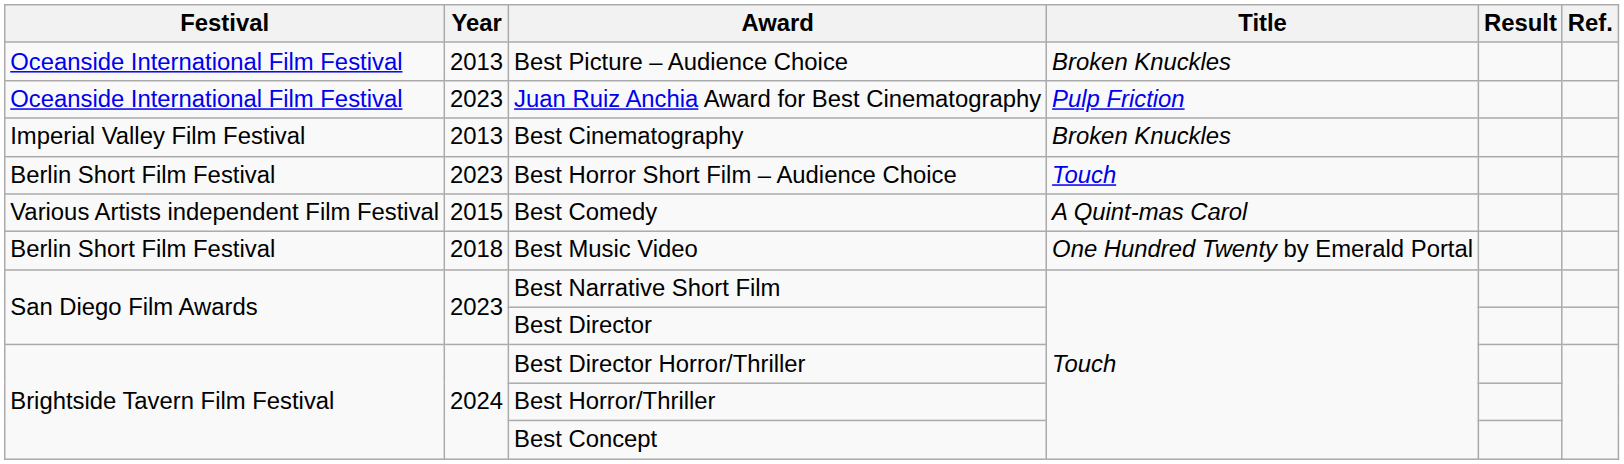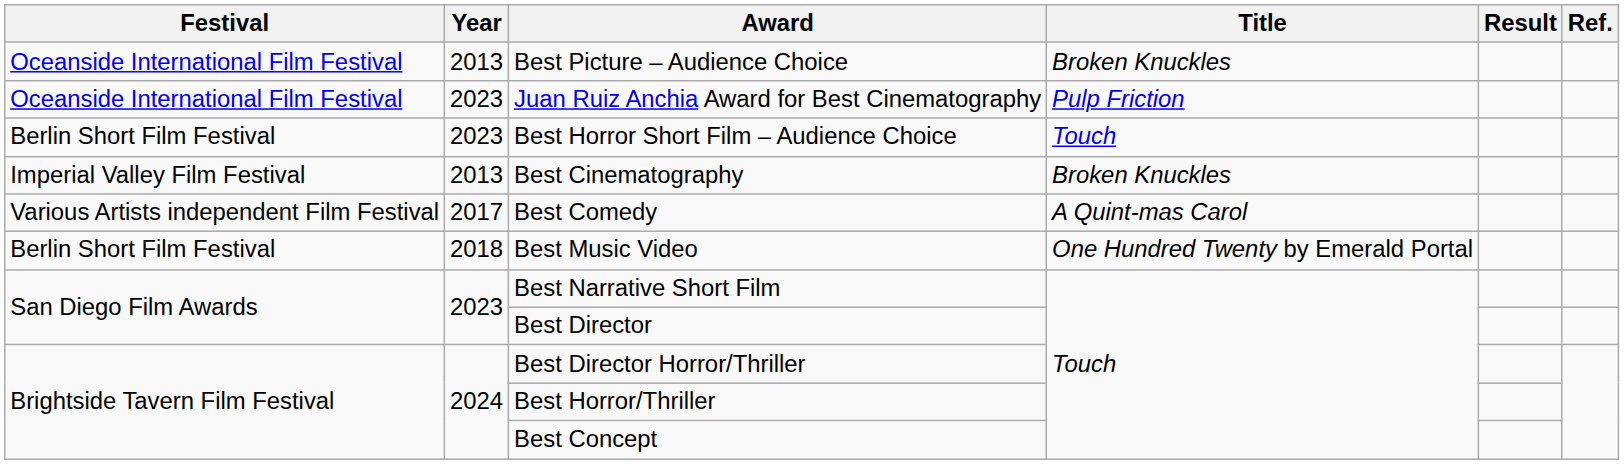rows swapped: (735, 174) <-> (629, 136)
(477, 212) 2015 -> (477, 212) 2017
